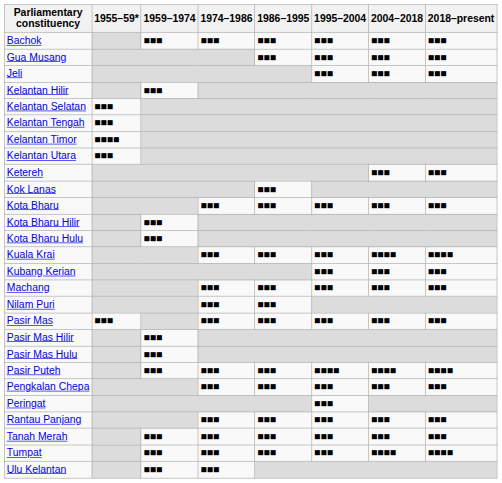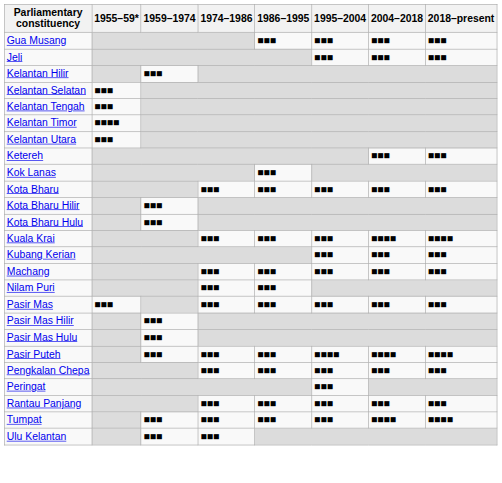- row: (24, 40)
- row: (37, 436)
